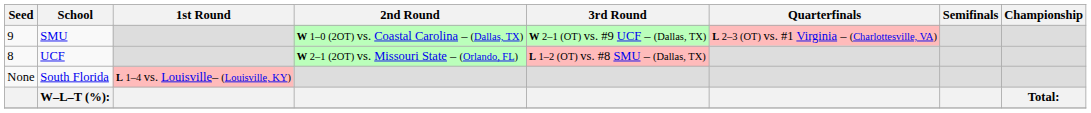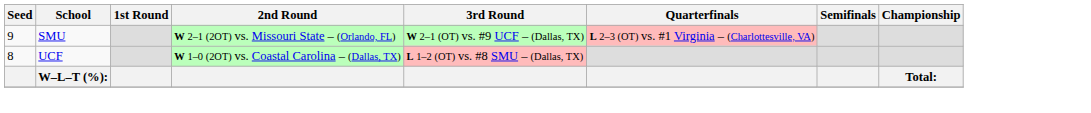(410, 35) W 1–0 (2OT) vs. Coastal Carolina – (Dallas, TX) -> (285, 35) W 2–1 (2OT) vs. Missouri State – (Orlando, FL)
(407, 56) W 2–1 (2OT) vs. Missouri State – (Orlando, FL) -> (288, 56) W 1–0 (2OT) vs. Coastal Carolina – (Dallas, TX)
- row: (75, 77)
